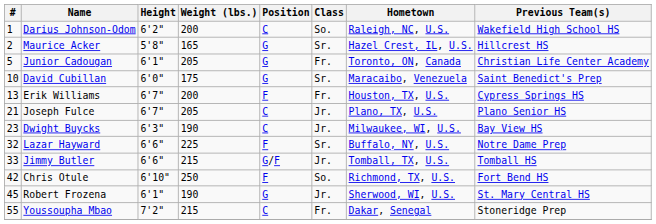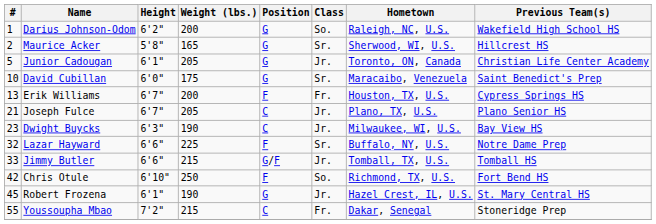(265, 29) C -> (265, 29) G
(411, 45) Hazel Crest, IL, U.S. -> (402, 45) Sherwood, WI, U.S.
(323, 62) Fr. -> (323, 62) Jr.
(402, 194) Sherwood, WI, U.S. -> (411, 194) Hazel Crest, IL, U.S.
